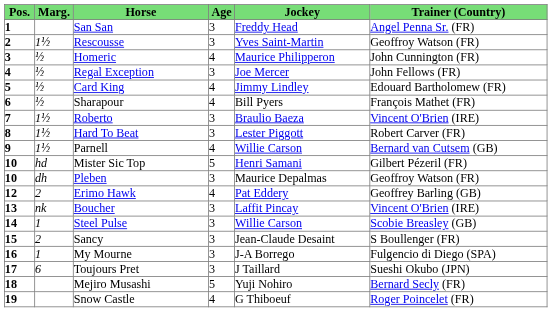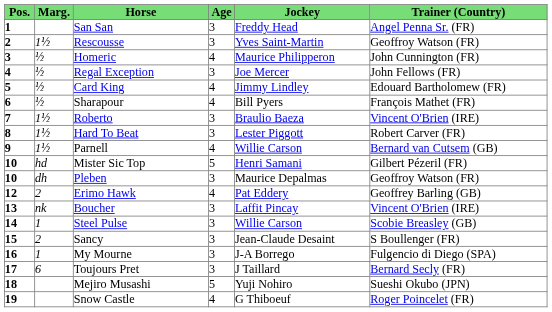(420, 269) Sueshi Okubo (JPN) -> (418, 269) Bernard Secly (FR)
(418, 284) Bernard Secly (FR) -> (420, 284) Sueshi Okubo (JPN)
